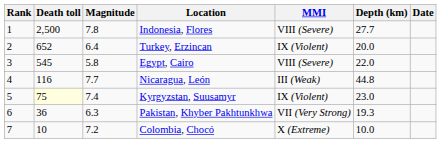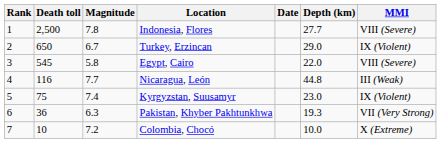columns swapped: (314, 12) <-> (423, 12)
(44, 46) 652 -> (44, 46) 650
(92, 46) 6.4 -> (92, 46) 6.7
(365, 46) 20.0 -> (313, 46) 29.0
(42, 96) lightyellow background -> (42, 96) no background
